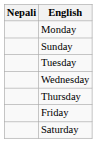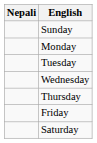rows swapped: (57, 46) <-> (59, 29)
